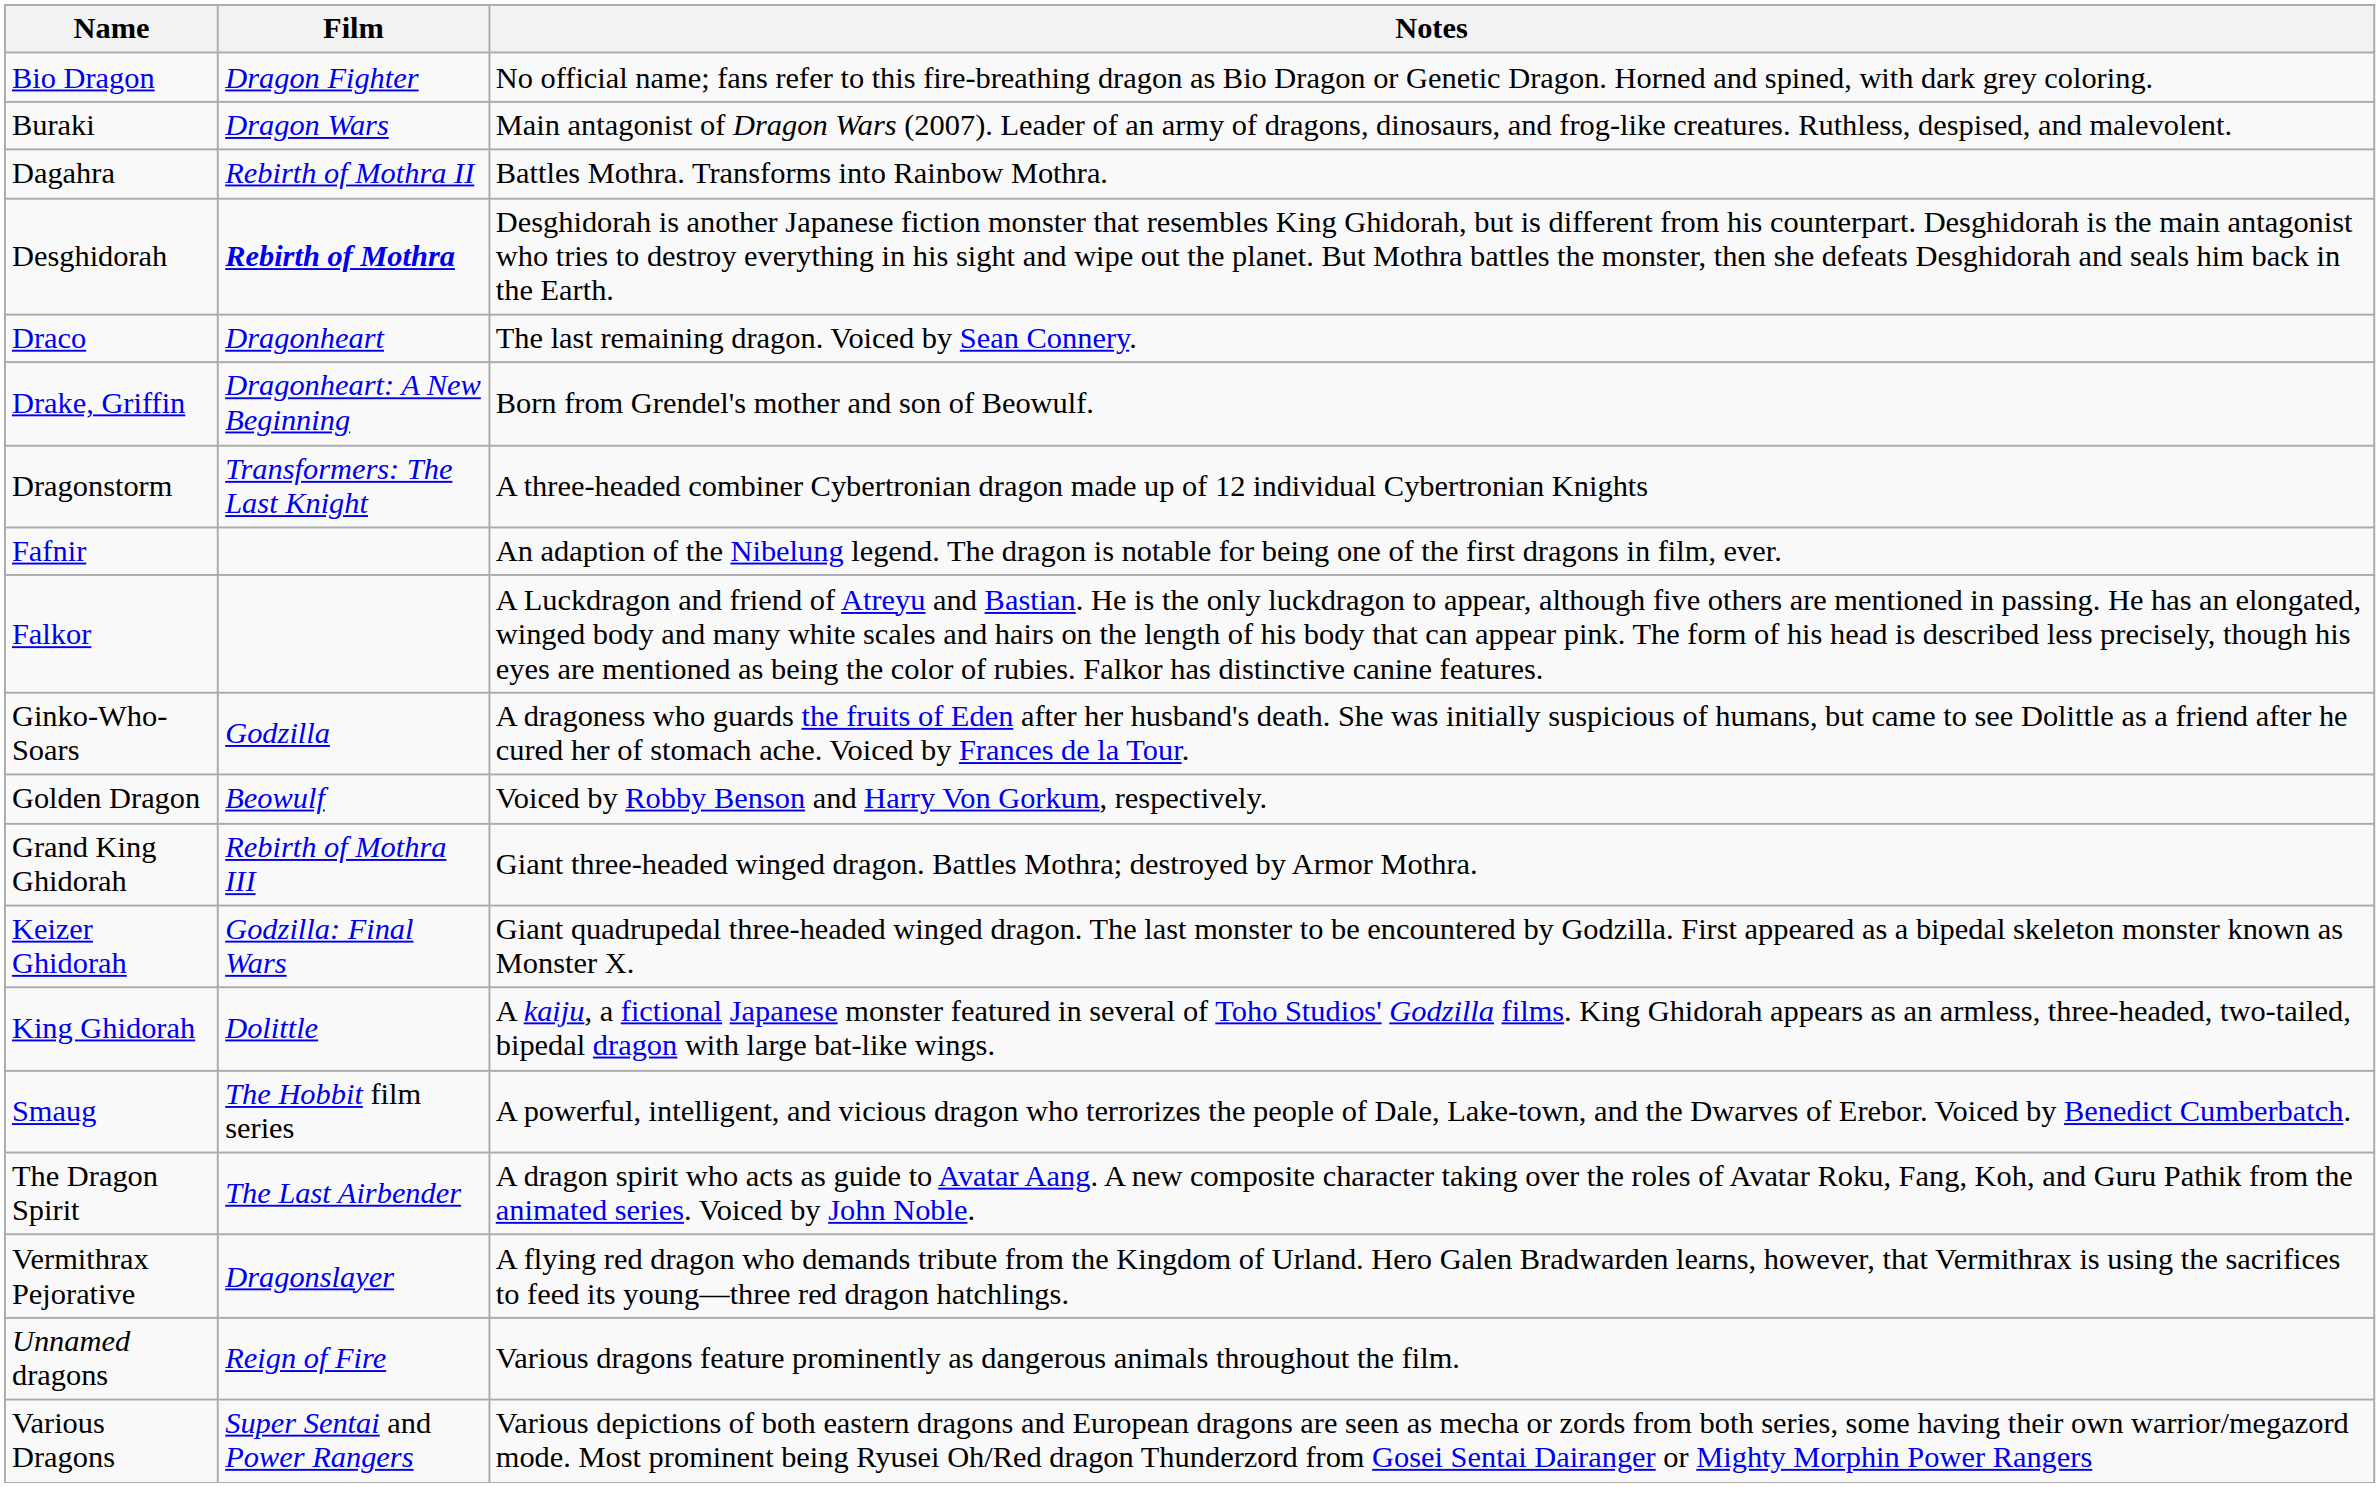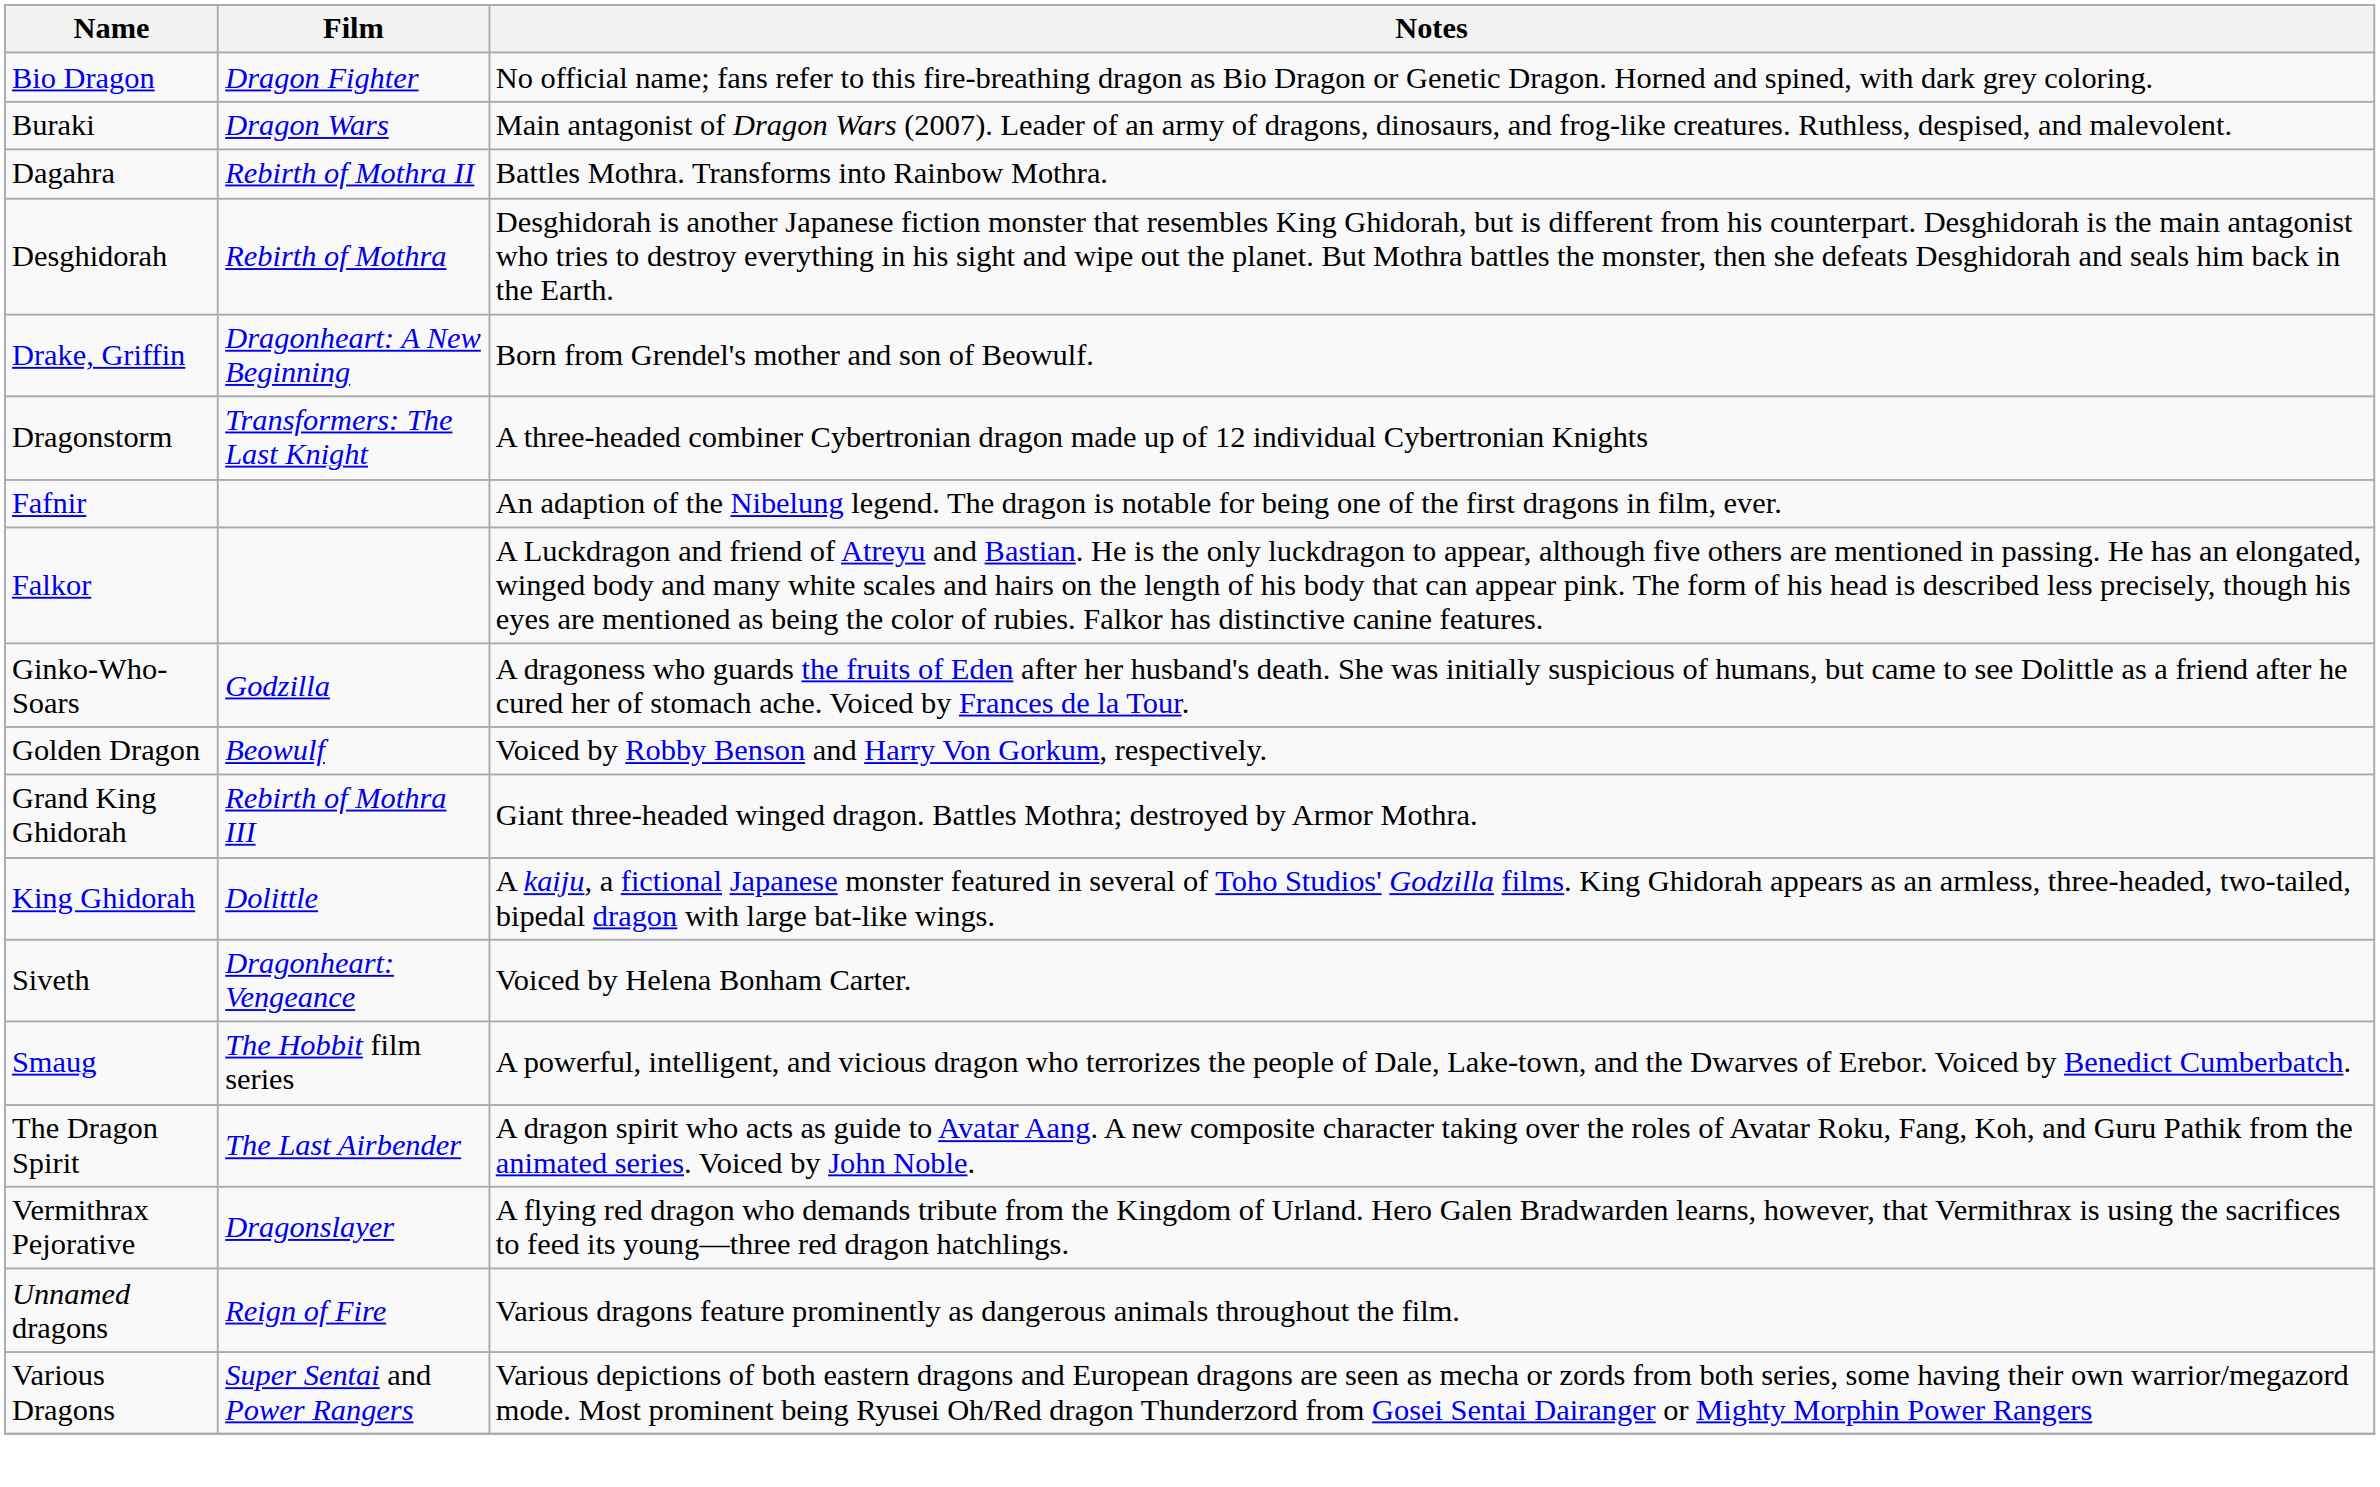(340, 255) bold -> (336, 255) normal
- row: (49, 338)
- row: (69, 946)
+ row: (51, 980)
